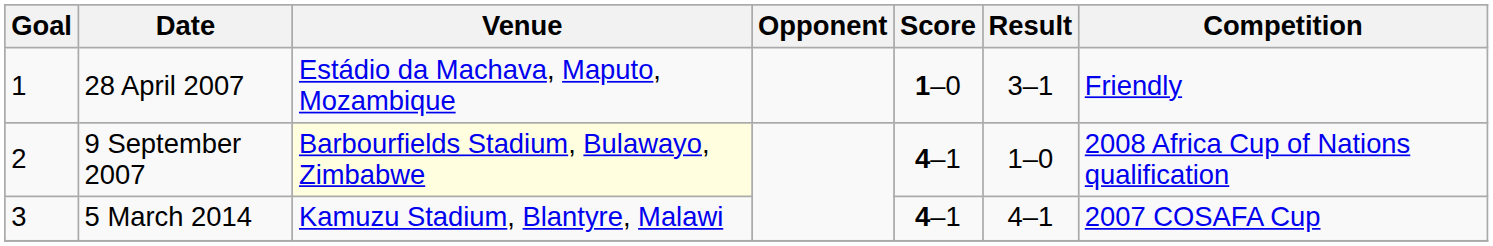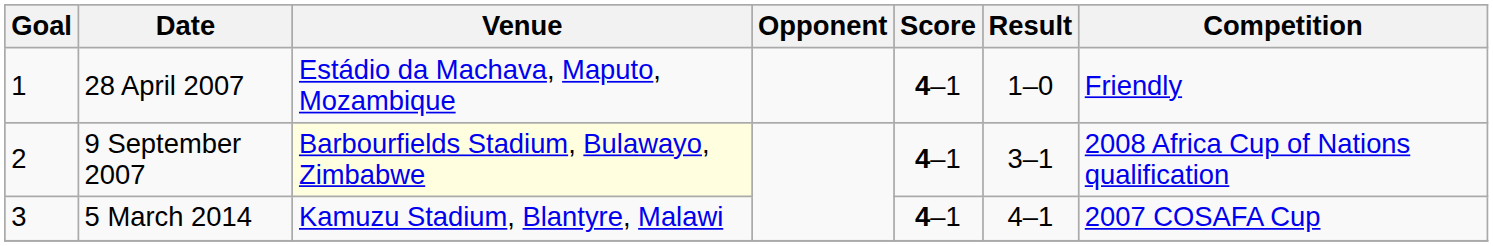(938, 84) 1–0 -> (938, 84) 4–1
(1030, 84) 3–1 -> (1030, 84) 1–0
(1030, 159) 1–0 -> (1030, 159) 3–1
